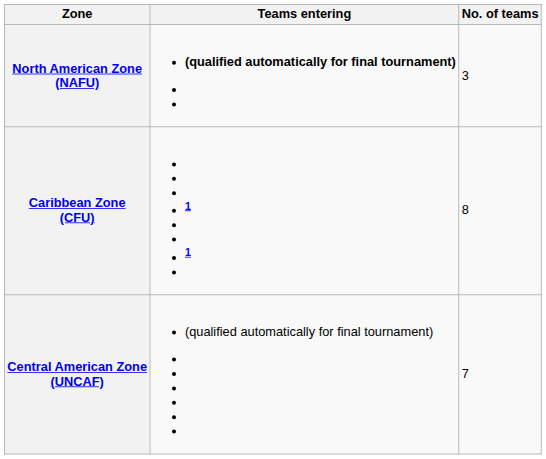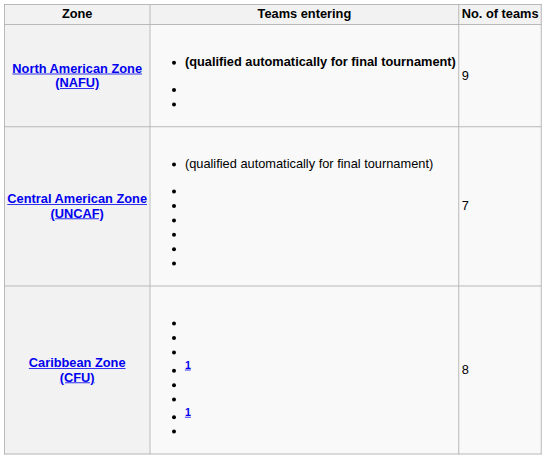(465, 75) 3 -> (465, 75) 9
rows swapped: (77, 374) <-> (77, 210)
